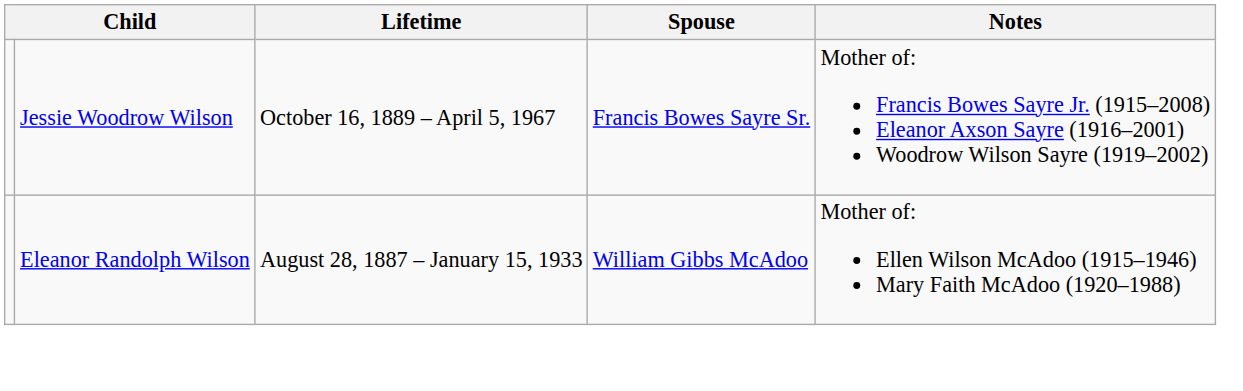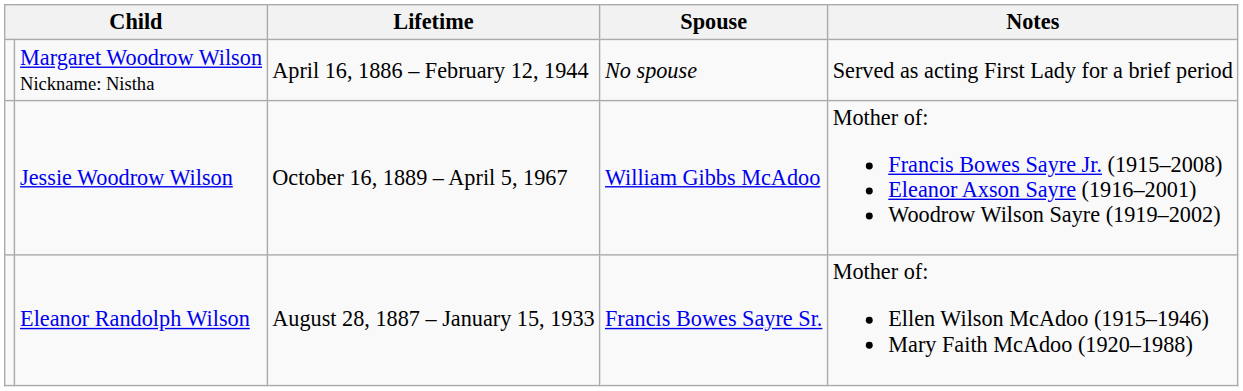+ row: (141, 69)
(701, 117) Francis Bowes Sayre Sr. -> (713, 177) William Gibbs McAdoo
(700, 259) William Gibbs McAdoo -> (714, 319) Francis Bowes Sayre Sr.
